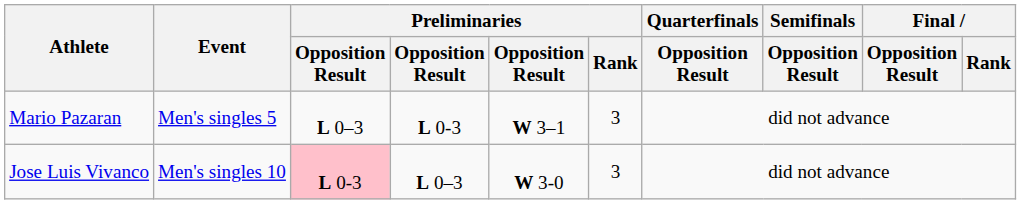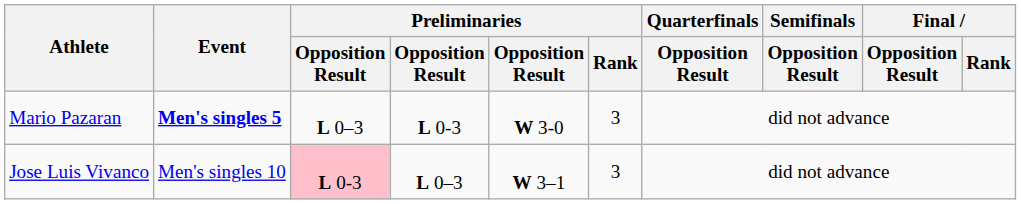(217, 117) normal -> (220, 117) bold
(539, 129) W 3–1 -> (539, 129) W 3-0
(539, 183) W 3-0 -> (539, 183) W 3–1
